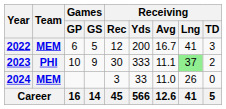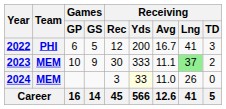(49, 46) MEM -> (49, 46) PHI
(49, 63) PHI -> (49, 63) MEM
(141, 79) no background -> (141, 79) lightyellow background
